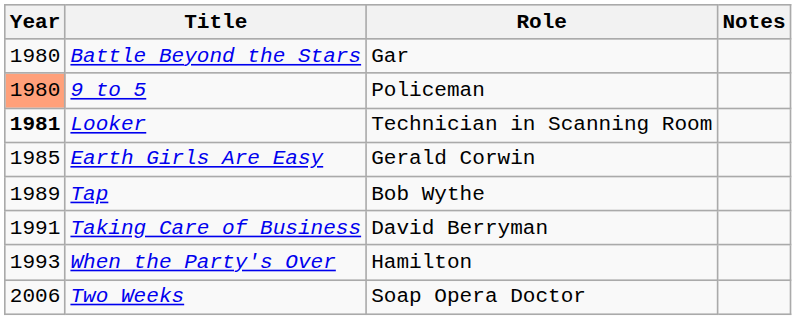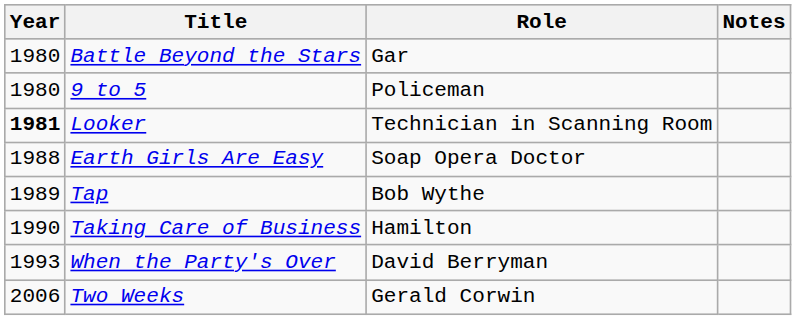(35, 91) lightsalmon background -> (35, 91) no background
(35, 159) 1985 -> (35, 159) 1988
(453, 159) Gerald Corwin -> (479, 159) Soap Opera Doctor
(35, 228) 1991 -> (35, 228) 1990
(460, 228) David Berryman -> (422, 228) Hamilton
(422, 262) Hamilton -> (460, 262) David Berryman
(479, 297) Soap Opera Doctor -> (453, 297) Gerald Corwin
